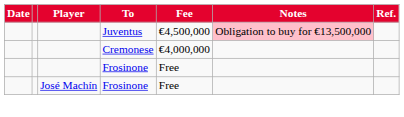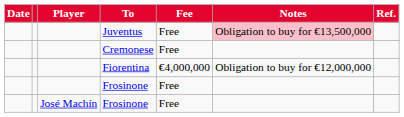(184, 31) €4,500,000 -> (169, 31) Free
(184, 49) €4,000,000 -> (169, 49) Free
+ row: (69, 67)
